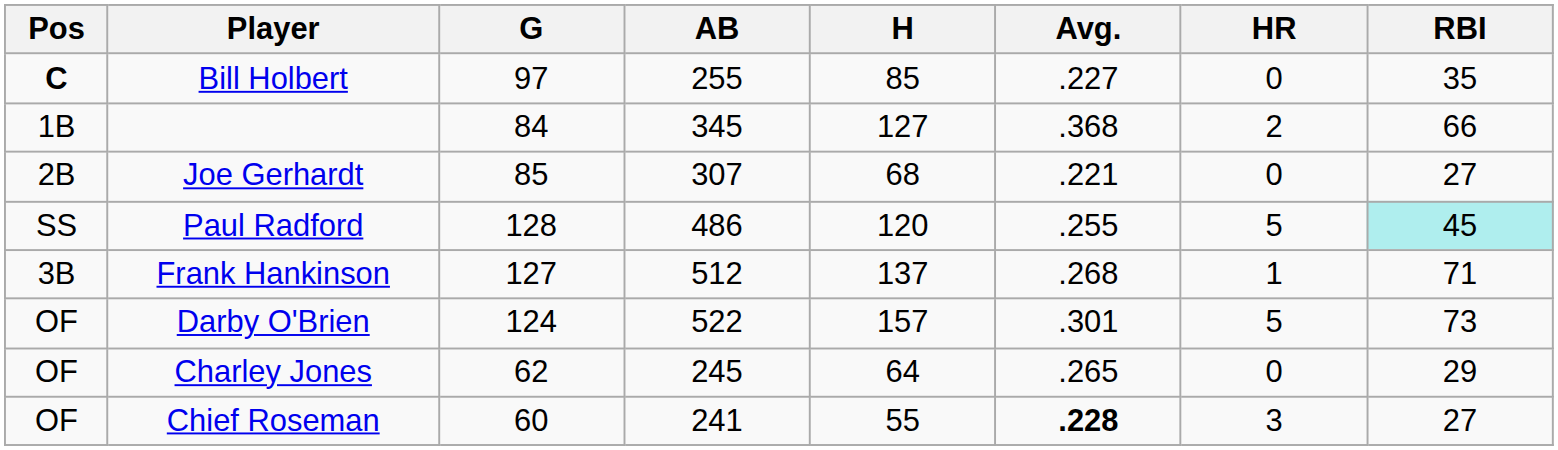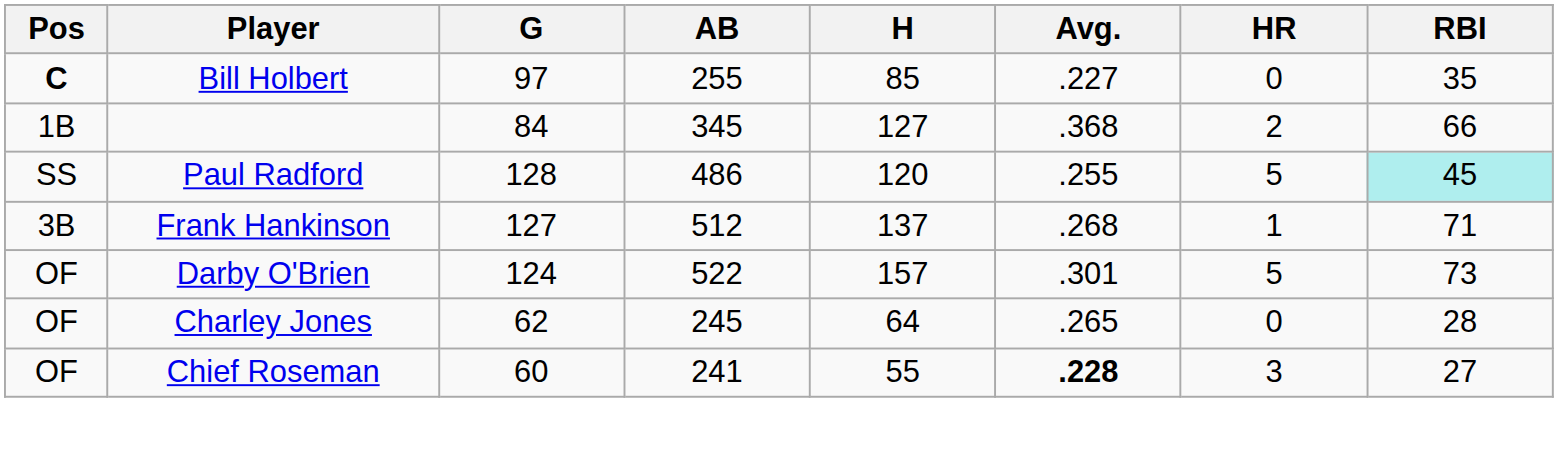- row: (273, 175)
(1460, 371) 29 -> (1460, 322) 28
